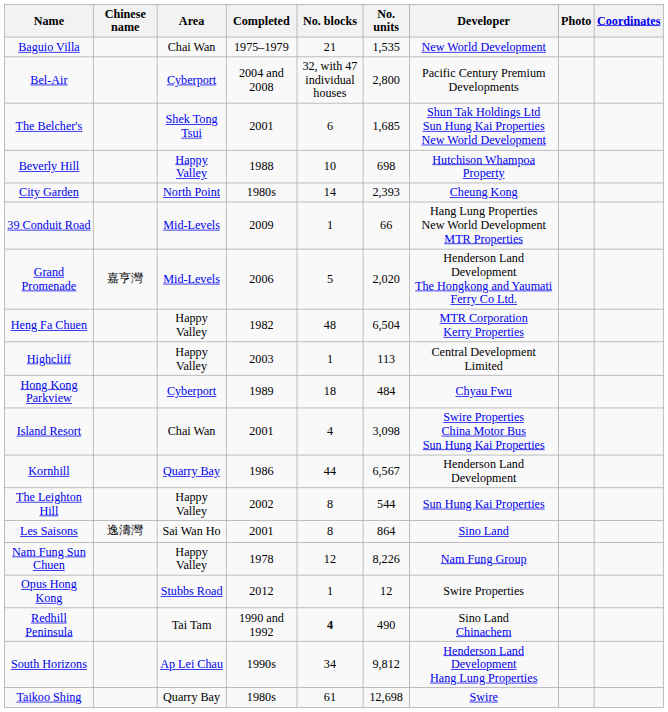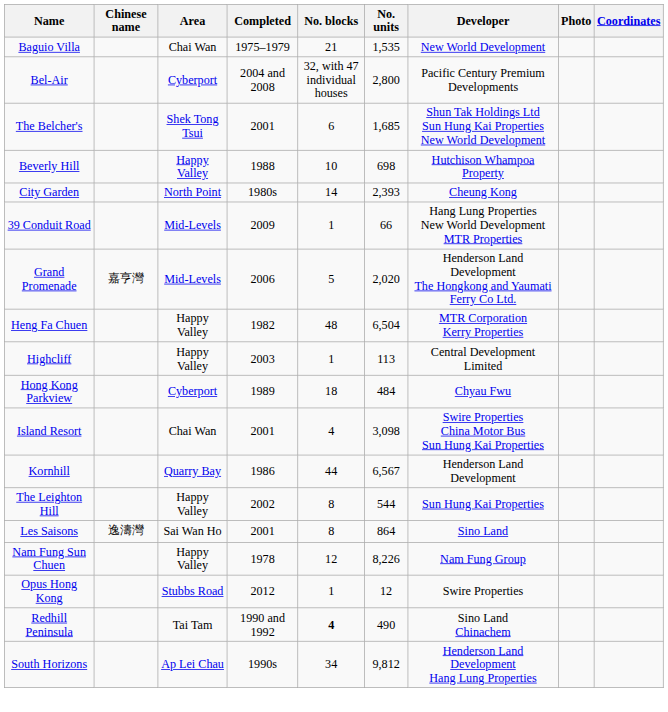- row: (49, 697)
